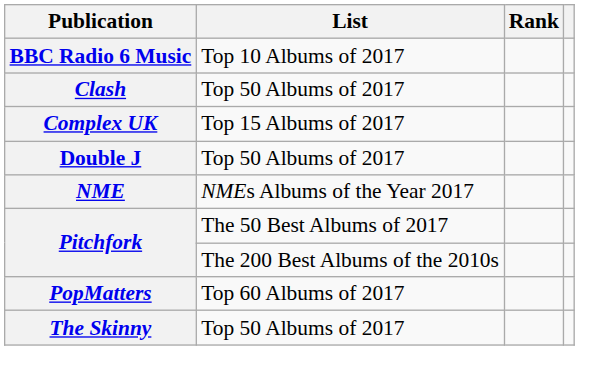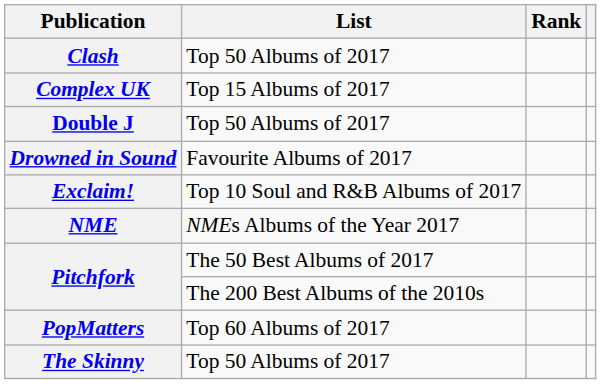- row: (100, 55)
+ row: (93, 157)
+ row: (93, 191)
